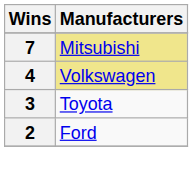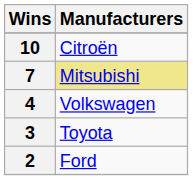+ row: (30, 47)
(108, 76) khaki background -> (108, 104) no background
